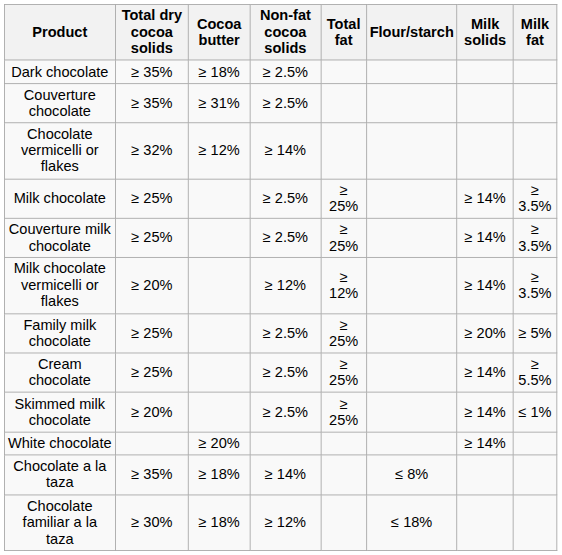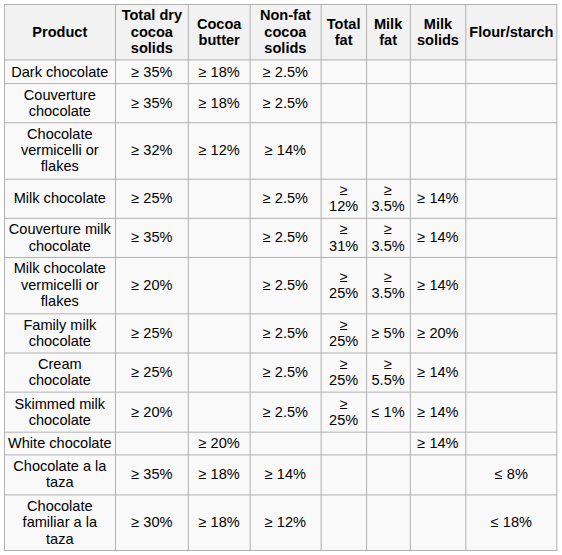columns swapped: (535, 32) <-> (412, 32)
(219, 103) ≥ 31% -> (219, 103) ≥ 18%
(344, 198) ≥ 25% -> (344, 198) ≥ 12%
(152, 237) ≥ 25% -> (152, 237) ≥ 35%
(344, 237) ≥ 25% -> (344, 237) ≥ 31%
(285, 285) ≥ 12% -> (285, 285) ≥ 2.5%
(344, 285) ≥ 12% -> (344, 285) ≥ 25%
